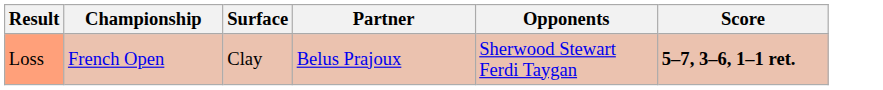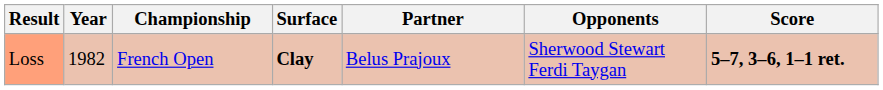+ column: (88, 19)
(245, 59) normal -> (295, 59) bold
